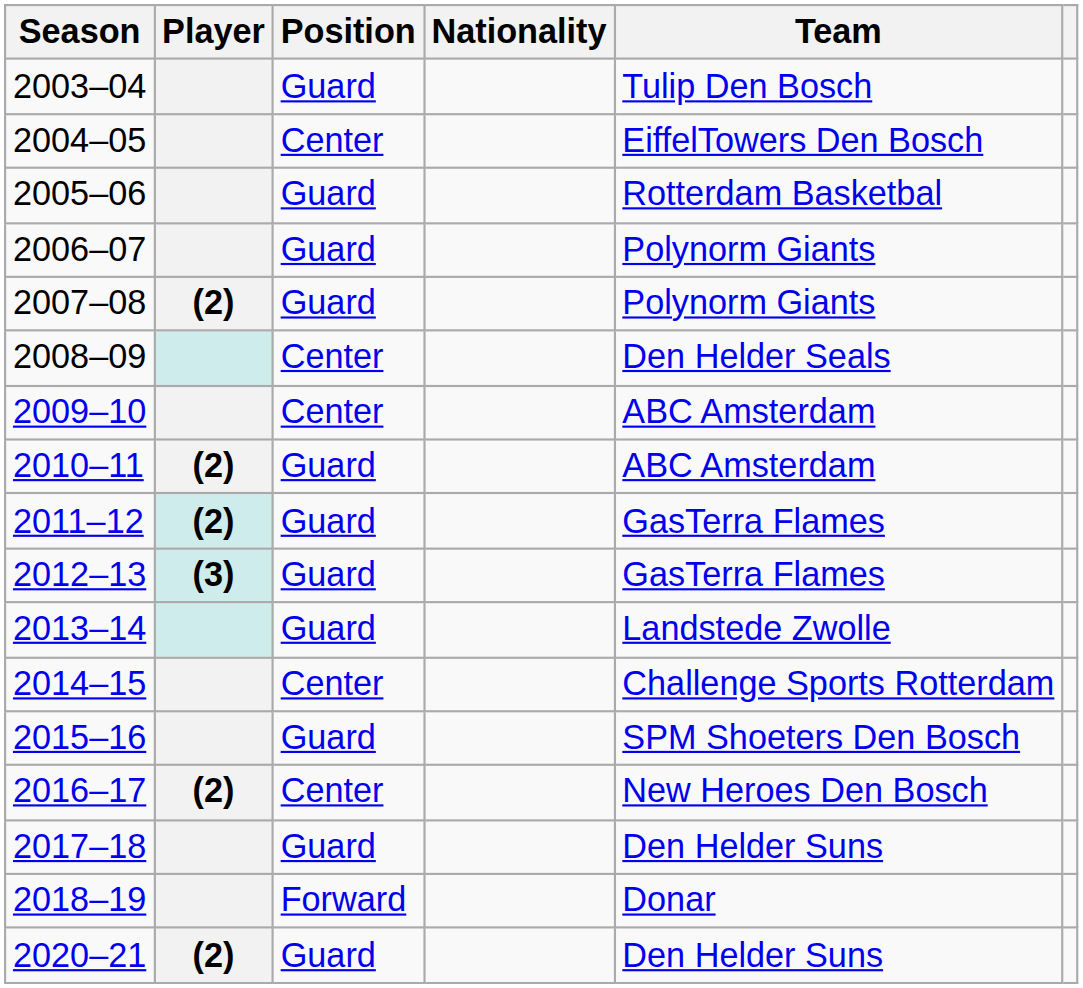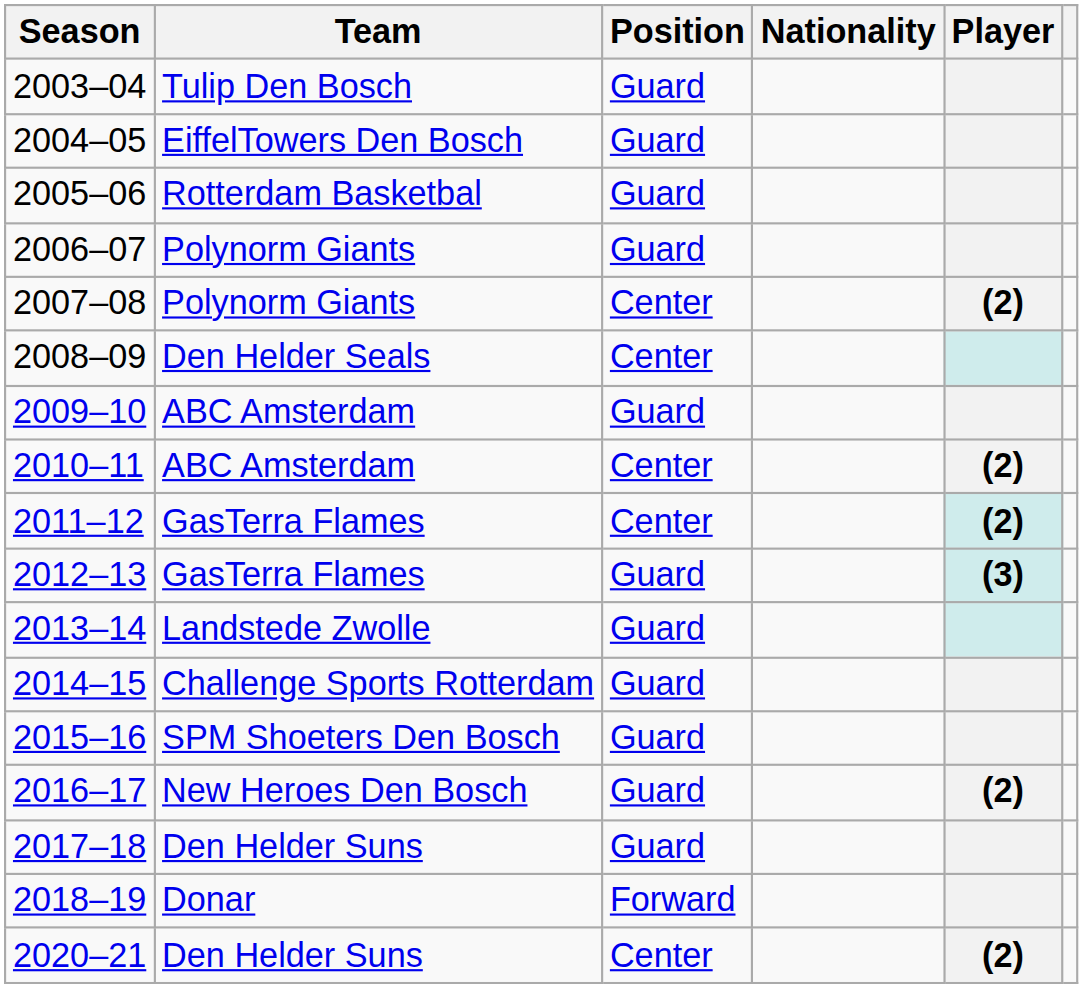columns swapped: (213, 31) <-> (838, 31)
(332, 140) Center -> (657, 140) Guard
(328, 303) Guard -> (661, 303) Center
(332, 411) Center -> (657, 411) Guard
(328, 466) Guard -> (661, 466) Center
(328, 520) Guard -> (661, 520) Center
(332, 683) Center -> (657, 683) Guard
(332, 791) Center -> (657, 791) Guard
(328, 954) Guard -> (661, 954) Center
